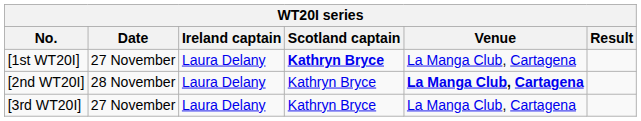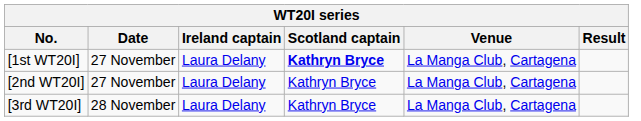(133, 82) 28 November -> (133, 82) 27 November
(495, 82) bold -> (491, 82) normal
(133, 104) 27 November -> (133, 104) 28 November
